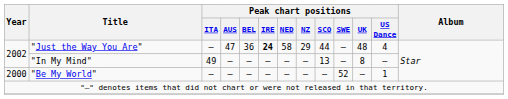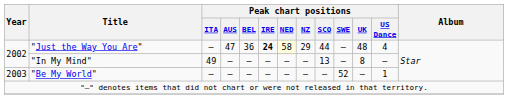(287, 47) no background -> (287, 47) lightyellow background
(17, 74) 2000 -> (17, 74) 2003
